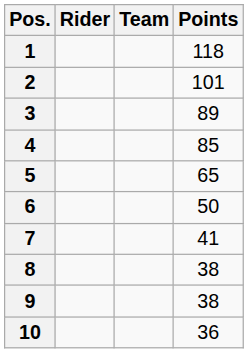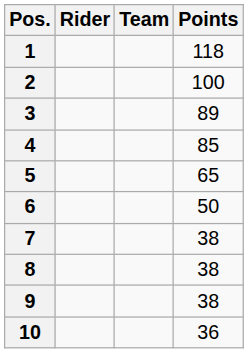(208, 82) 101 -> (208, 82) 100
(208, 238) 41 -> (208, 238) 38
